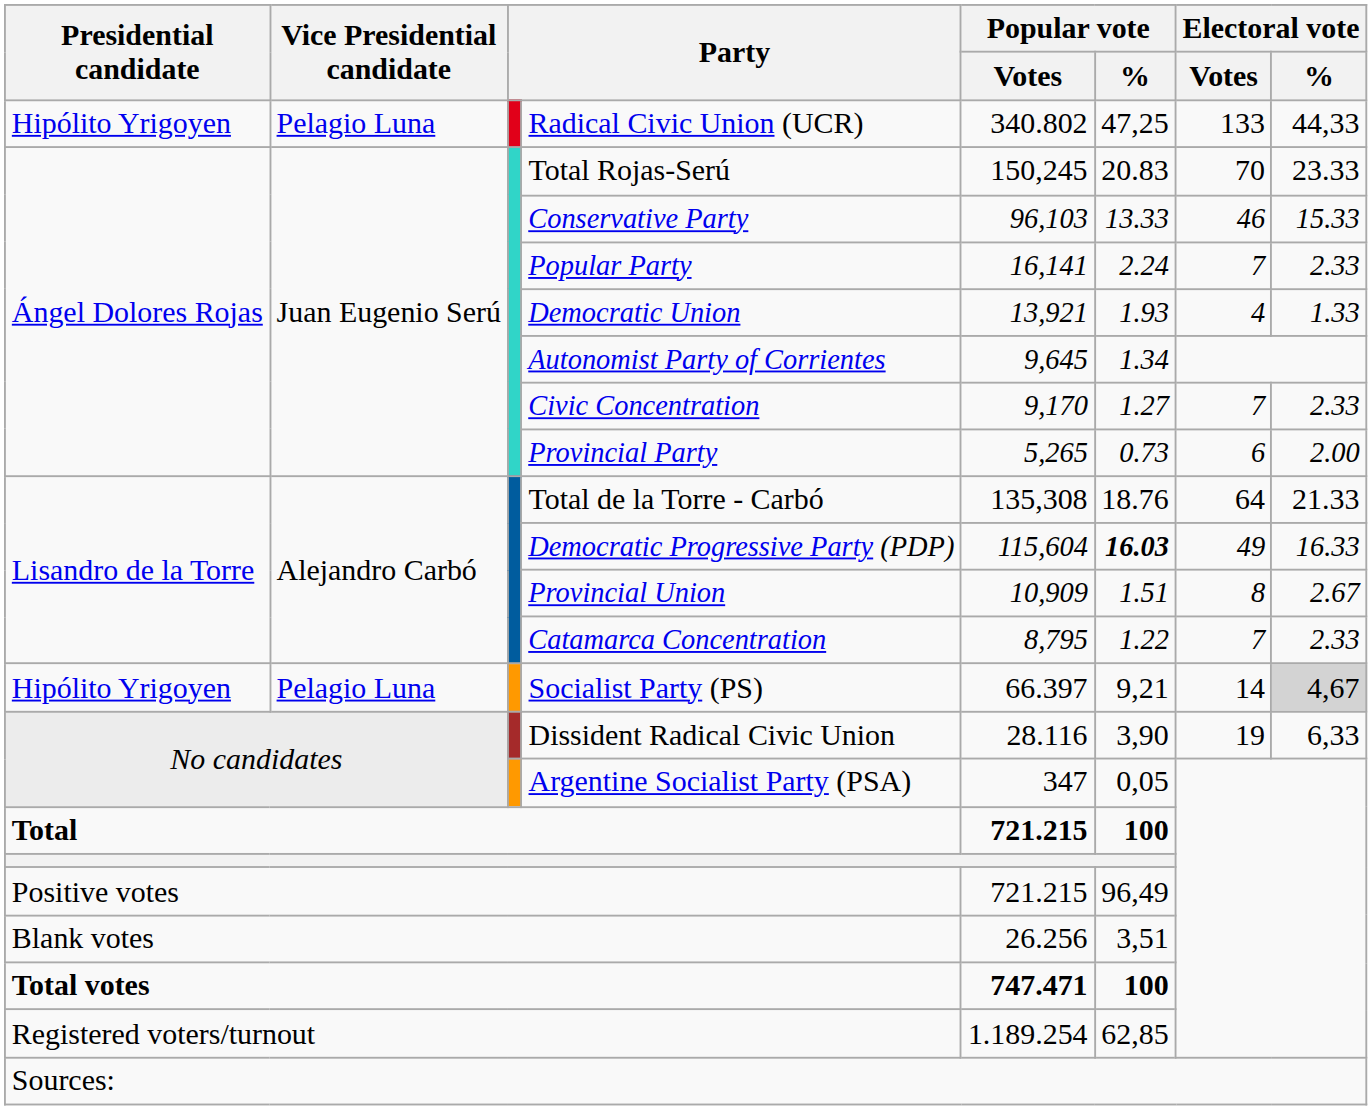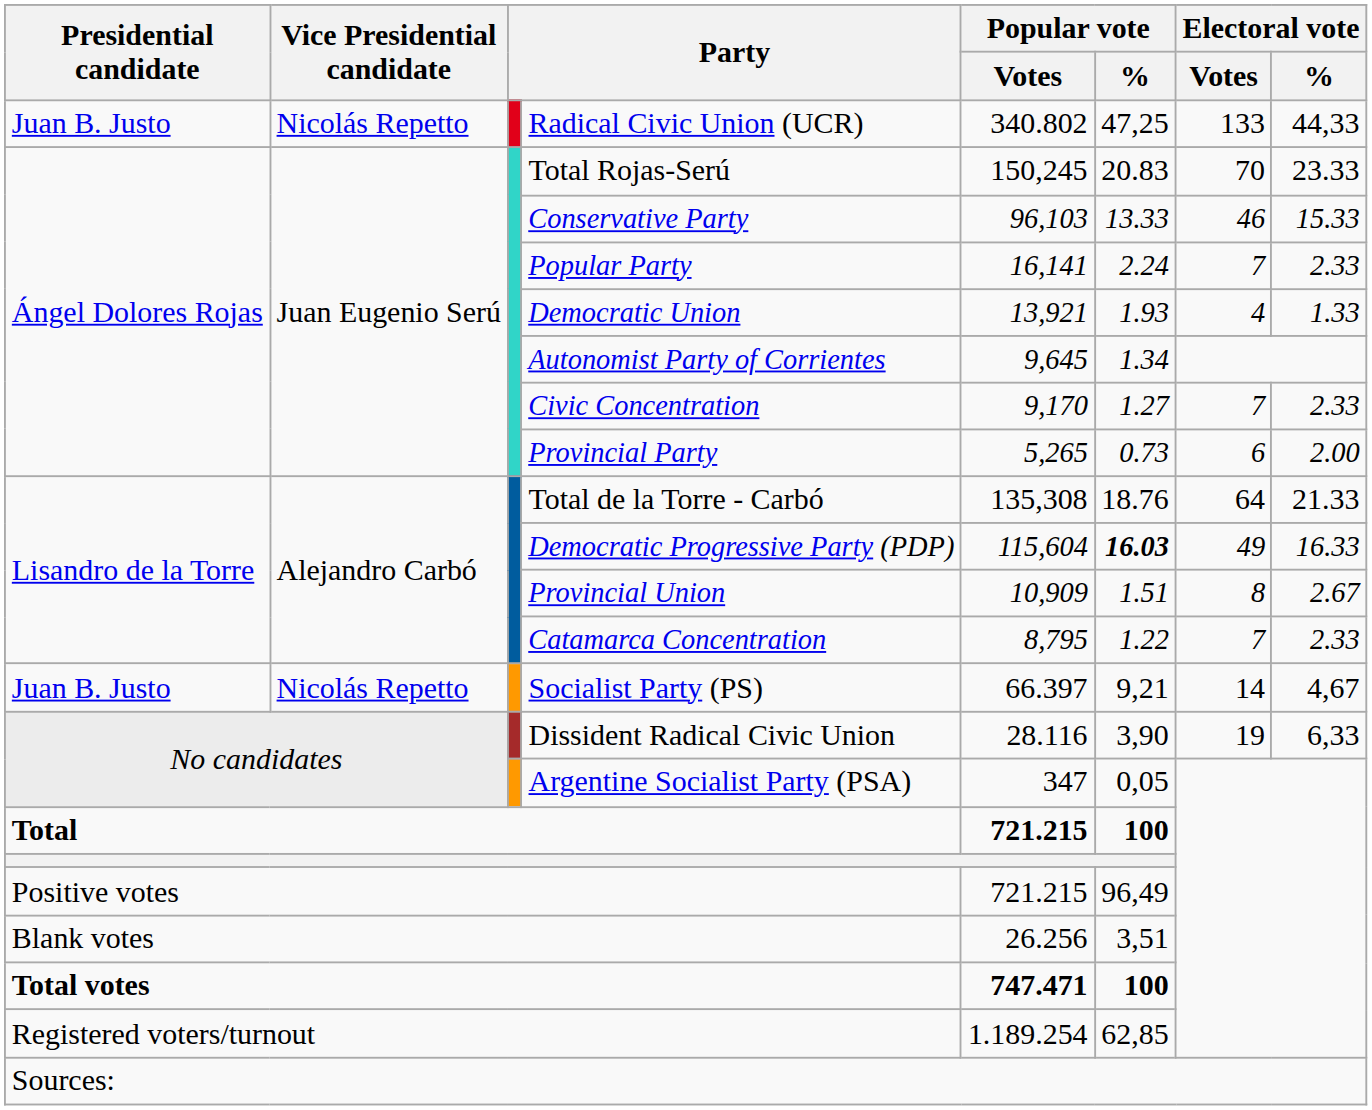(121, 123) Hipólito Yrigoyen -> (91, 123) Juan B. Justo
(356, 123) Pelagio Luna -> (373, 123) Nicolás Repetto
(121, 687) Hipólito Yrigoyen -> (91, 687) Juan B. Justo
(356, 687) Pelagio Luna -> (373, 687) Nicolás Repetto
(1333, 687) lightgrey background -> (1333, 687) no background
